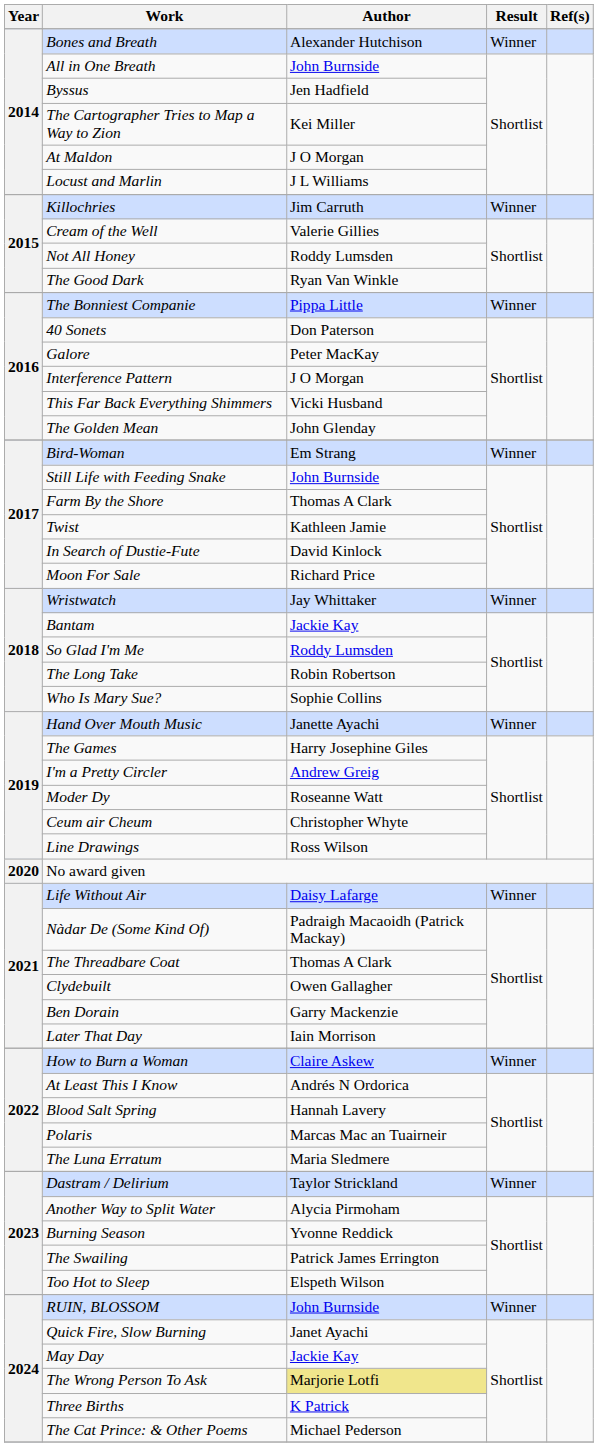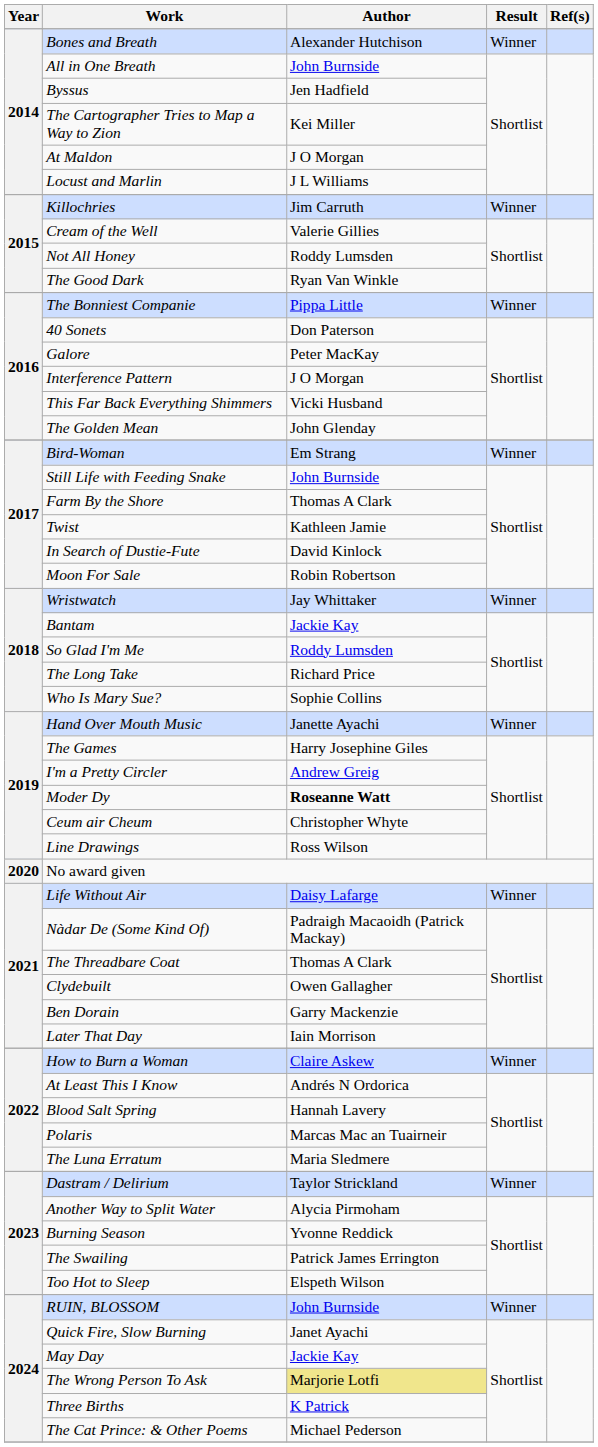(332, 575) Richard Price -> (343, 575) Robin Robertson
(343, 674) Robin Robertson -> (332, 674) Richard Price
(336, 797) normal -> (340, 797) bold
